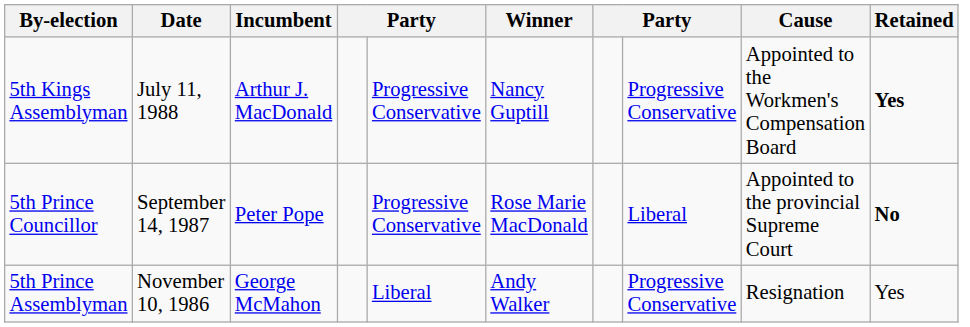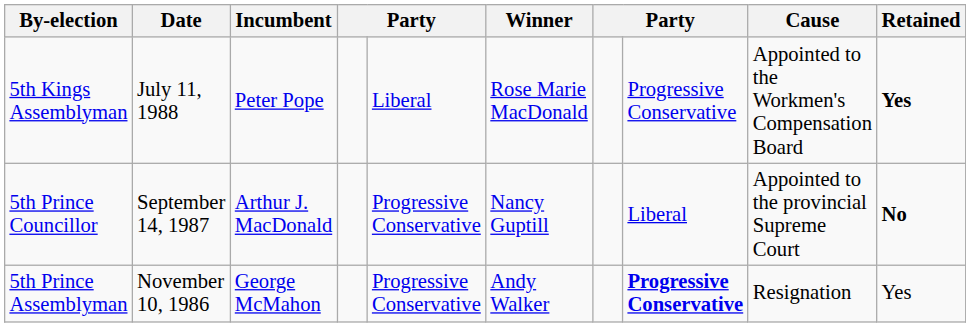(284, 100) Arthur J. MacDonald -> (279, 100) Peter Pope
(426, 100) Progressive Conservative -> (402, 100) Liberal
(520, 100) Nancy Guptill -> (539, 100) Rose Marie MacDonald
(279, 214) Peter Pope -> (284, 214) Arthur J. MacDonald
(539, 214) Rose Marie MacDonald -> (520, 214) Nancy Guptill
(402, 293) Liberal -> (426, 293) Progressive Conservative
(682, 293) normal -> (685, 293) bold
